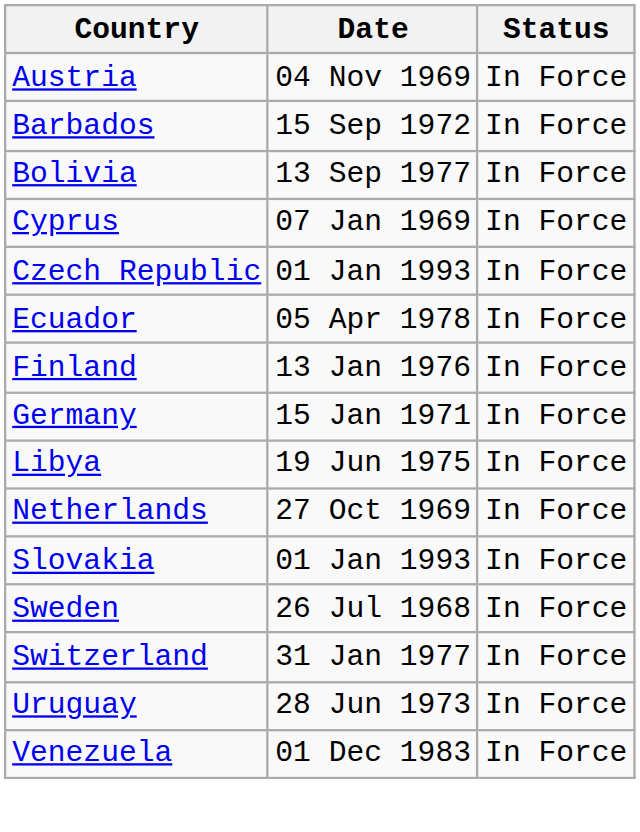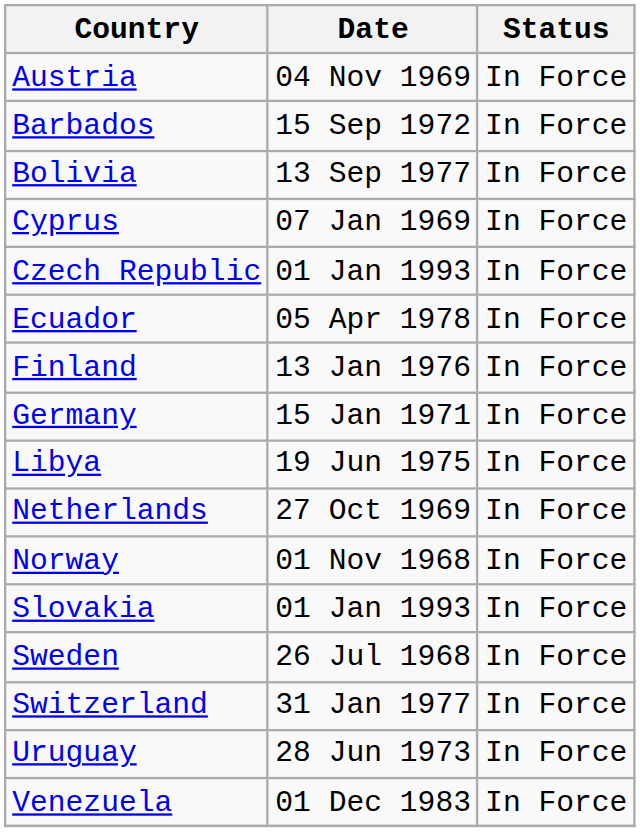+ row: (66, 561)
